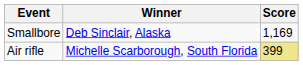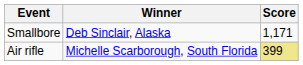(278, 32) 1,169 -> (278, 32) 1,171
